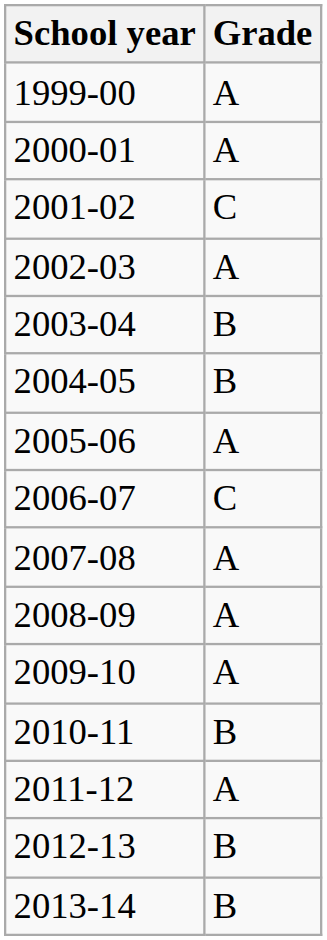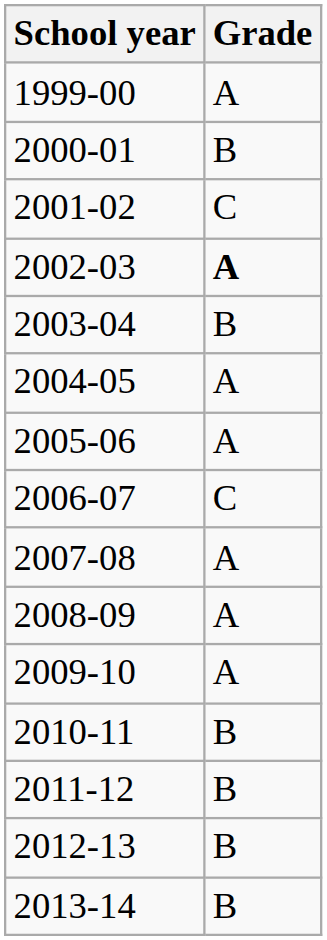(226, 149) A -> (225, 149) B
(226, 265) normal -> (226, 265) bold
(225, 382) B -> (226, 382) A
(226, 788) A -> (225, 788) B
